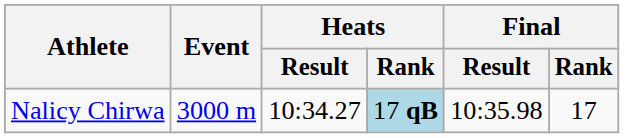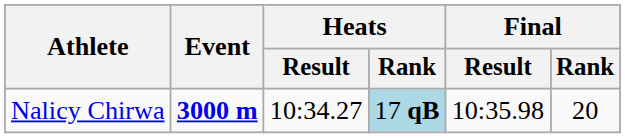(216, 110) normal -> (217, 110) bold
(584, 110) 17 -> (585, 110) 20
